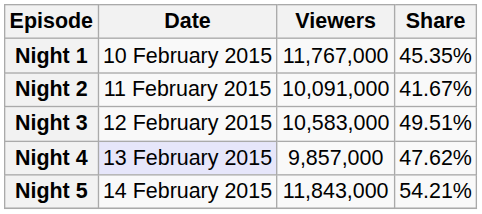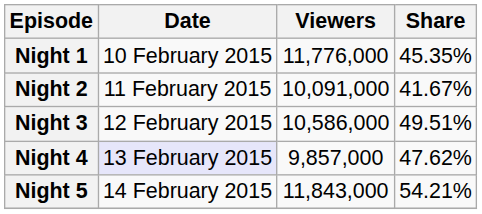(336, 55) 11,767,000 -> (336, 55) 11,776,000
(336, 123) 10,583,000 -> (336, 123) 10,586,000
